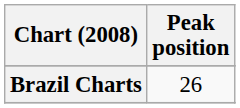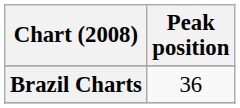(191, 84) 26 -> (191, 84) 36
